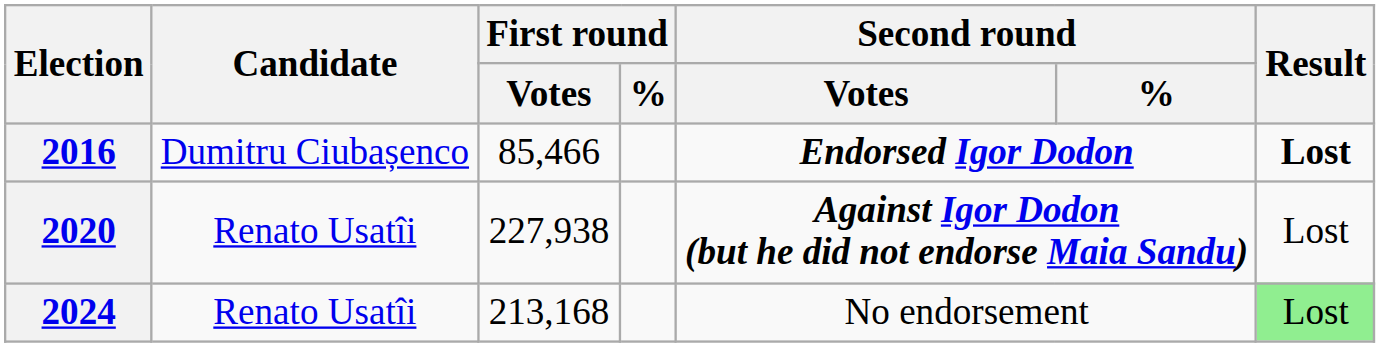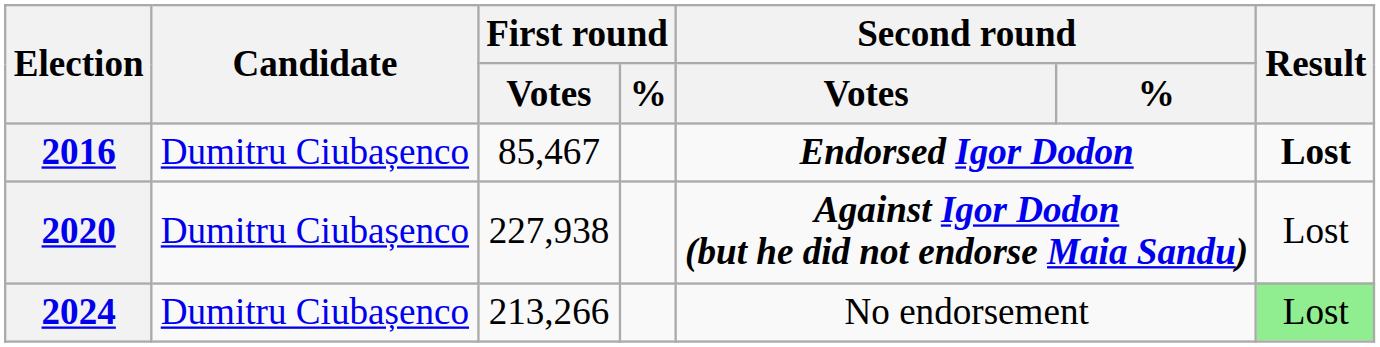(549, 151) 85,466 -> (549, 151) 85,467
(315, 231) Renato Usatîi -> (315, 231) Dumitru Ciubașenco
(315, 311) Renato Usatîi -> (315, 311) Dumitru Ciubașenco
(549, 311) 213,168 -> (549, 311) 213,266
